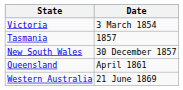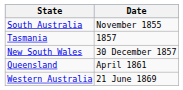- row: (27, 25)
+ row: (45, 25)
